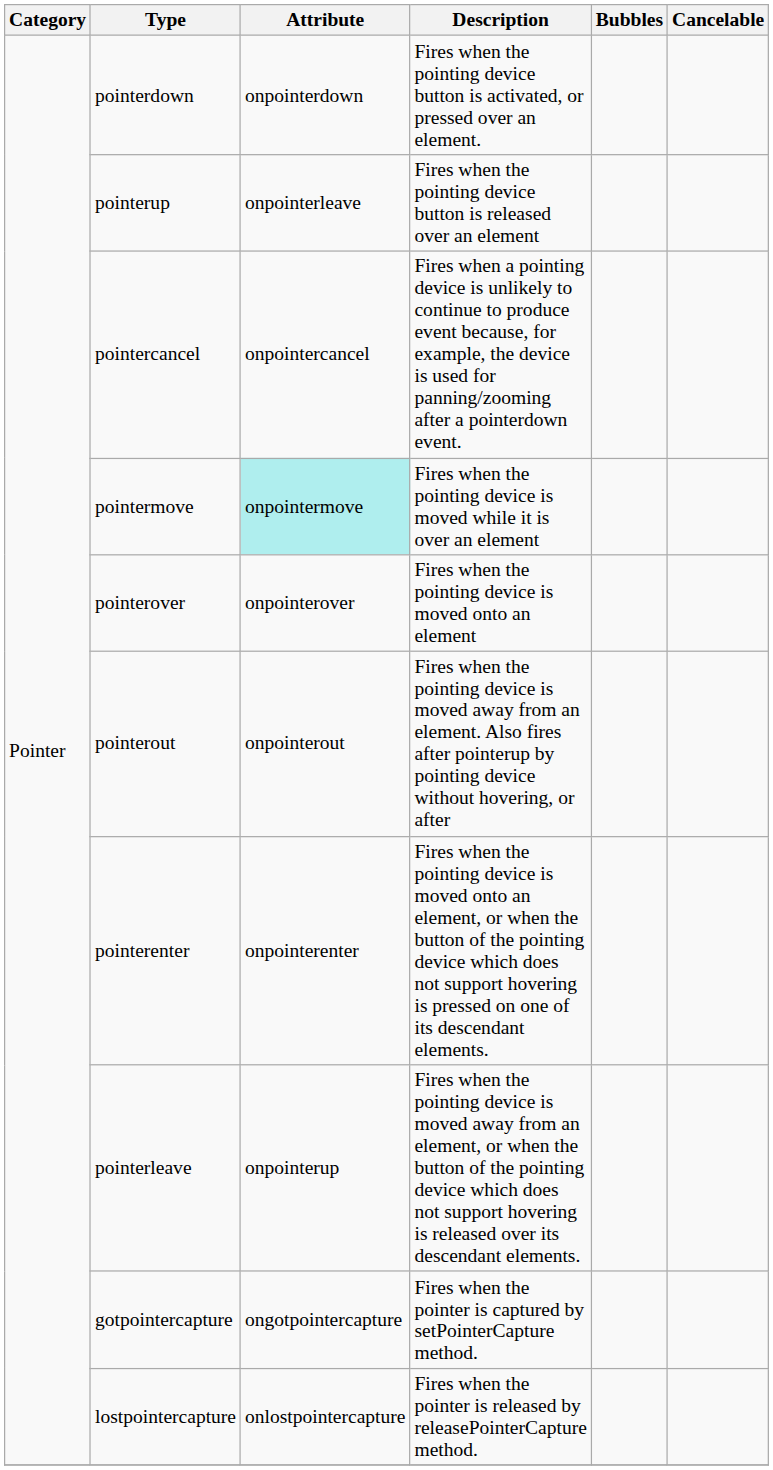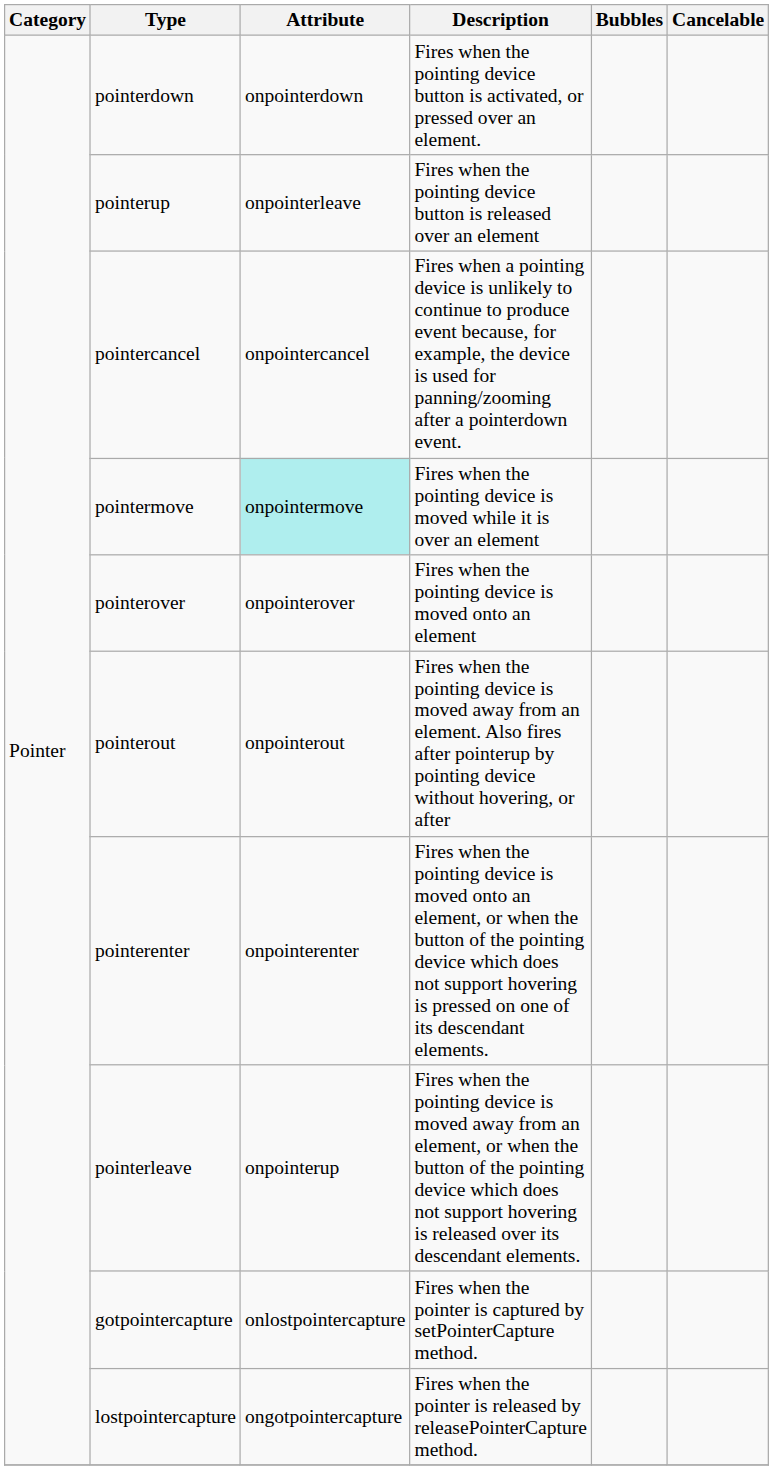(324, 1319) ongotpointercapture -> (325, 1319) onlostpointercapture
(325, 1416) onlostpointercapture -> (324, 1416) ongotpointercapture
